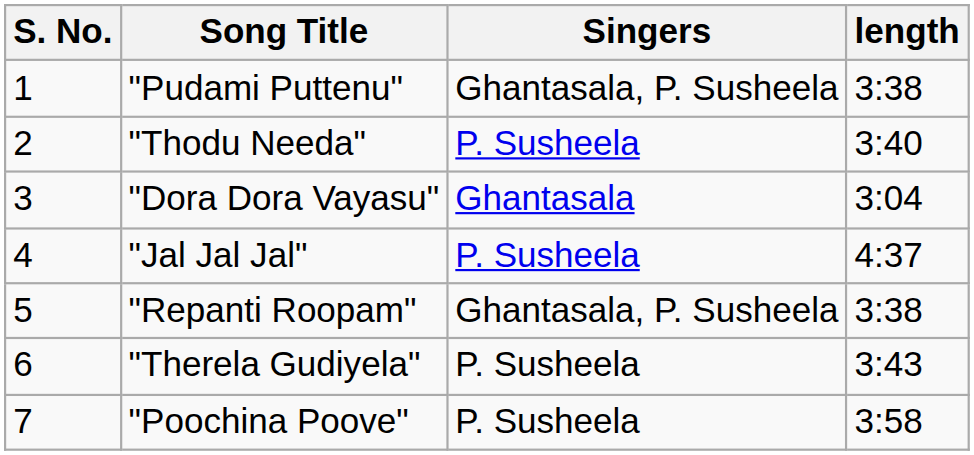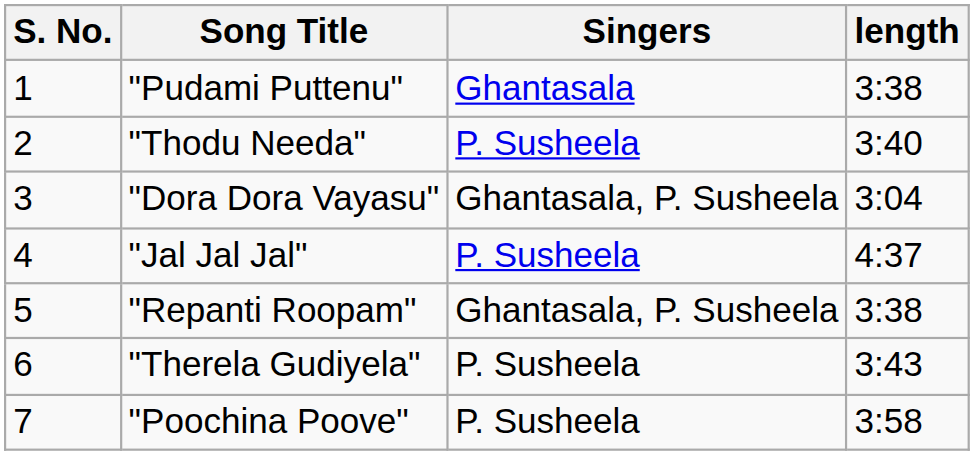(647, 87) Ghantasala, P. Susheela -> (545, 87) Ghantasala
(545, 198) Ghantasala -> (647, 198) Ghantasala, P. Susheela
